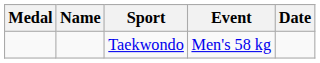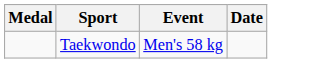- column: (80, 18)
